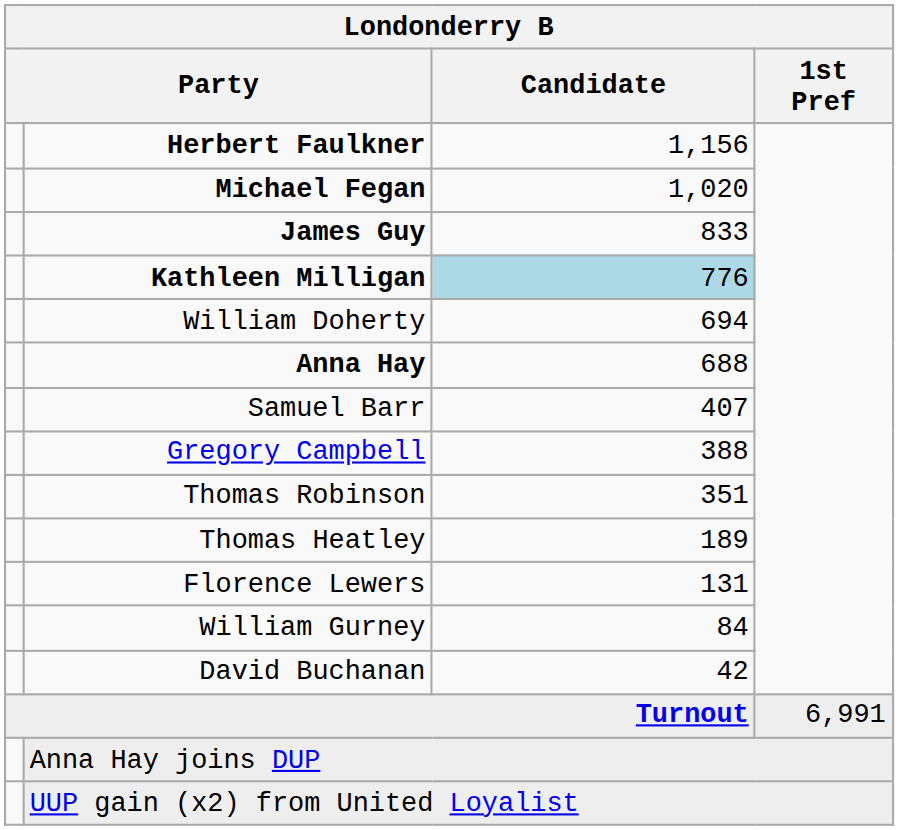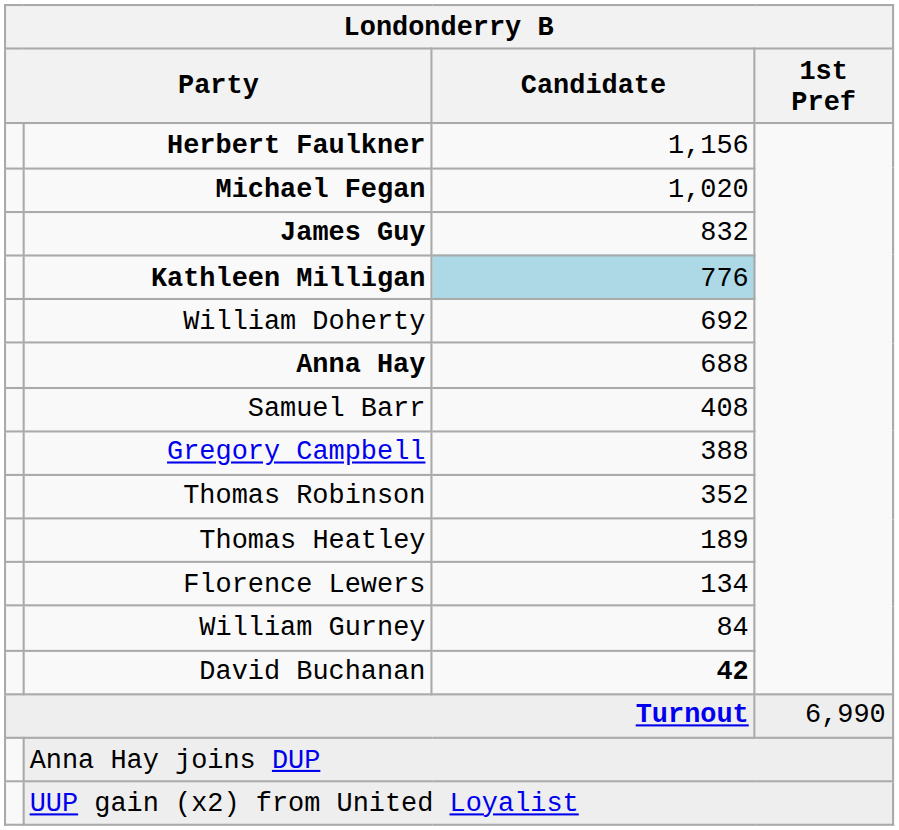(725, 233) 833 -> (725, 233) 832
(725, 321) 694 -> (725, 321) 692
(725, 409) 407 -> (725, 409) 408
(725, 497) 351 -> (725, 497) 352
(725, 584) 131 -> (725, 584) 134
(733, 672) normal -> (733, 672) bold
(845, 716) 6,991 -> (845, 716) 6,990
